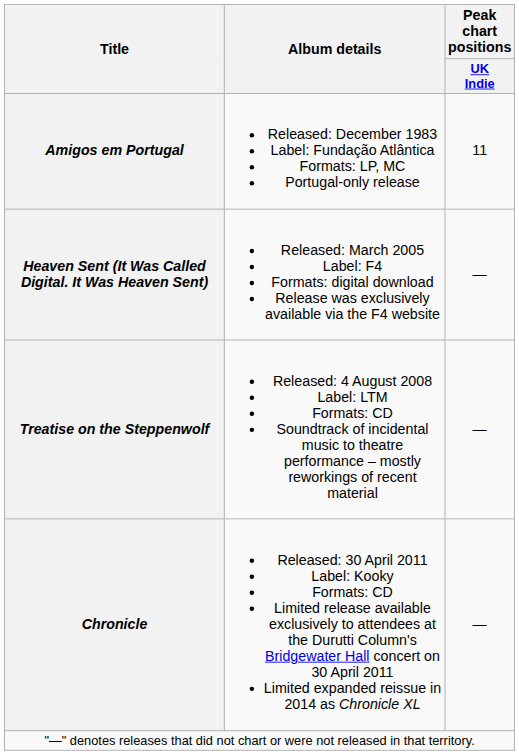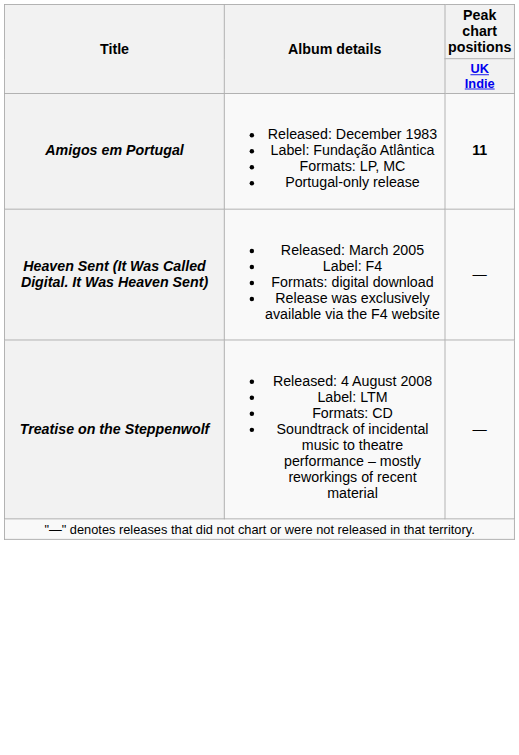(480, 151) normal -> (480, 151) bold
- row: (115, 624)
